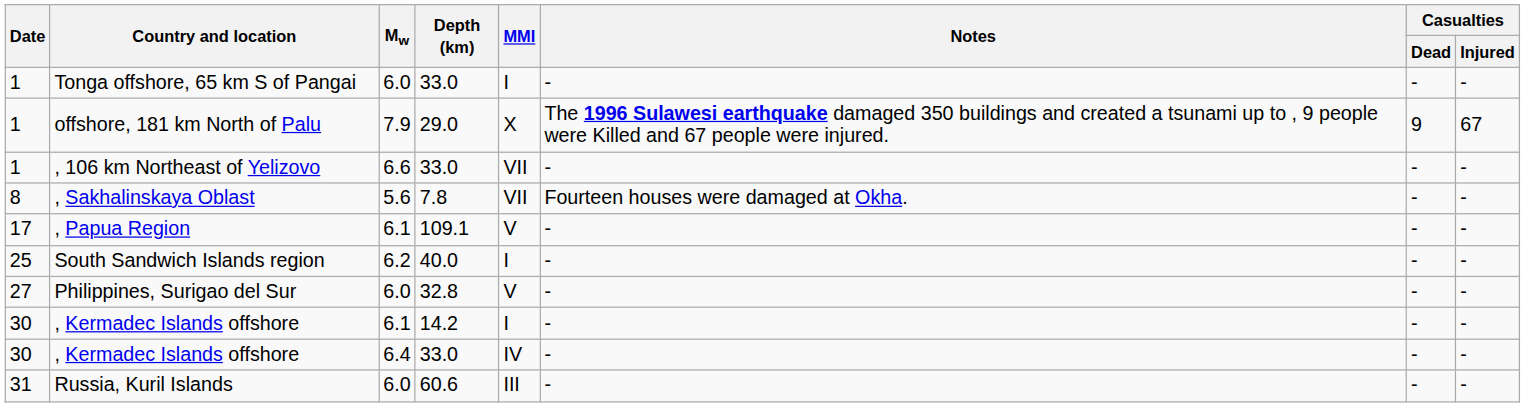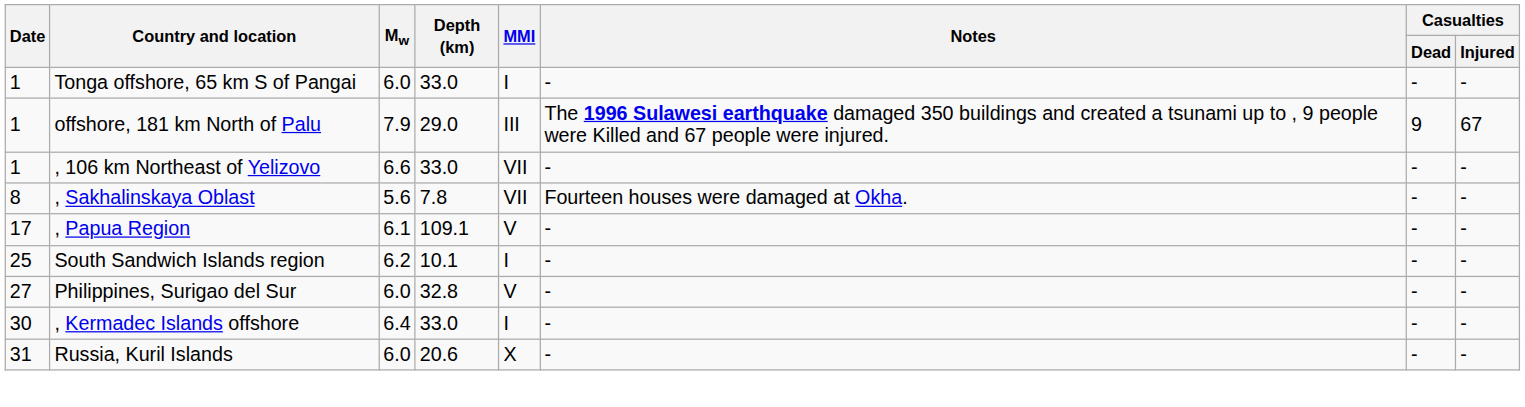(510, 124) X -> (512, 124) III
(439, 260) 40.0 -> (439, 260) 10.1
- row: (177, 323)
(513, 354) IV -> (506, 323) I
(439, 385) 60.6 -> (439, 354) 20.6
(512, 385) III -> (510, 354) X
